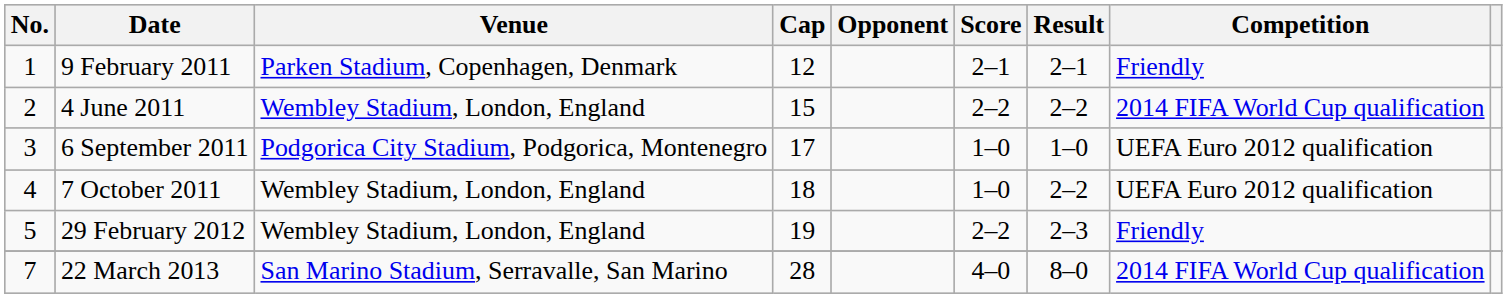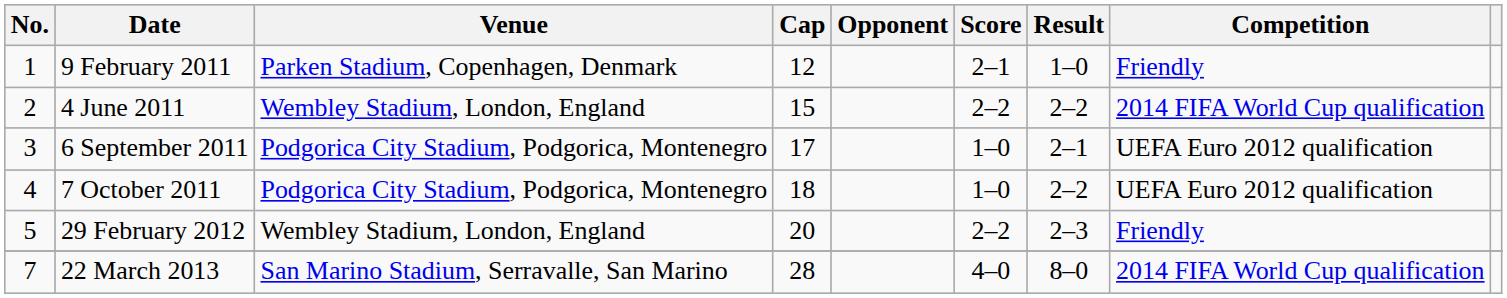(1069, 66) 2–1 -> (1069, 66) 1–0
(1069, 148) 1–0 -> (1069, 148) 2–1
(453, 189) Wembley Stadium, London, England -> (514, 189) Podgorica City Stadium, Podgorica, Montenegro
(802, 230) 19 -> (802, 230) 20
